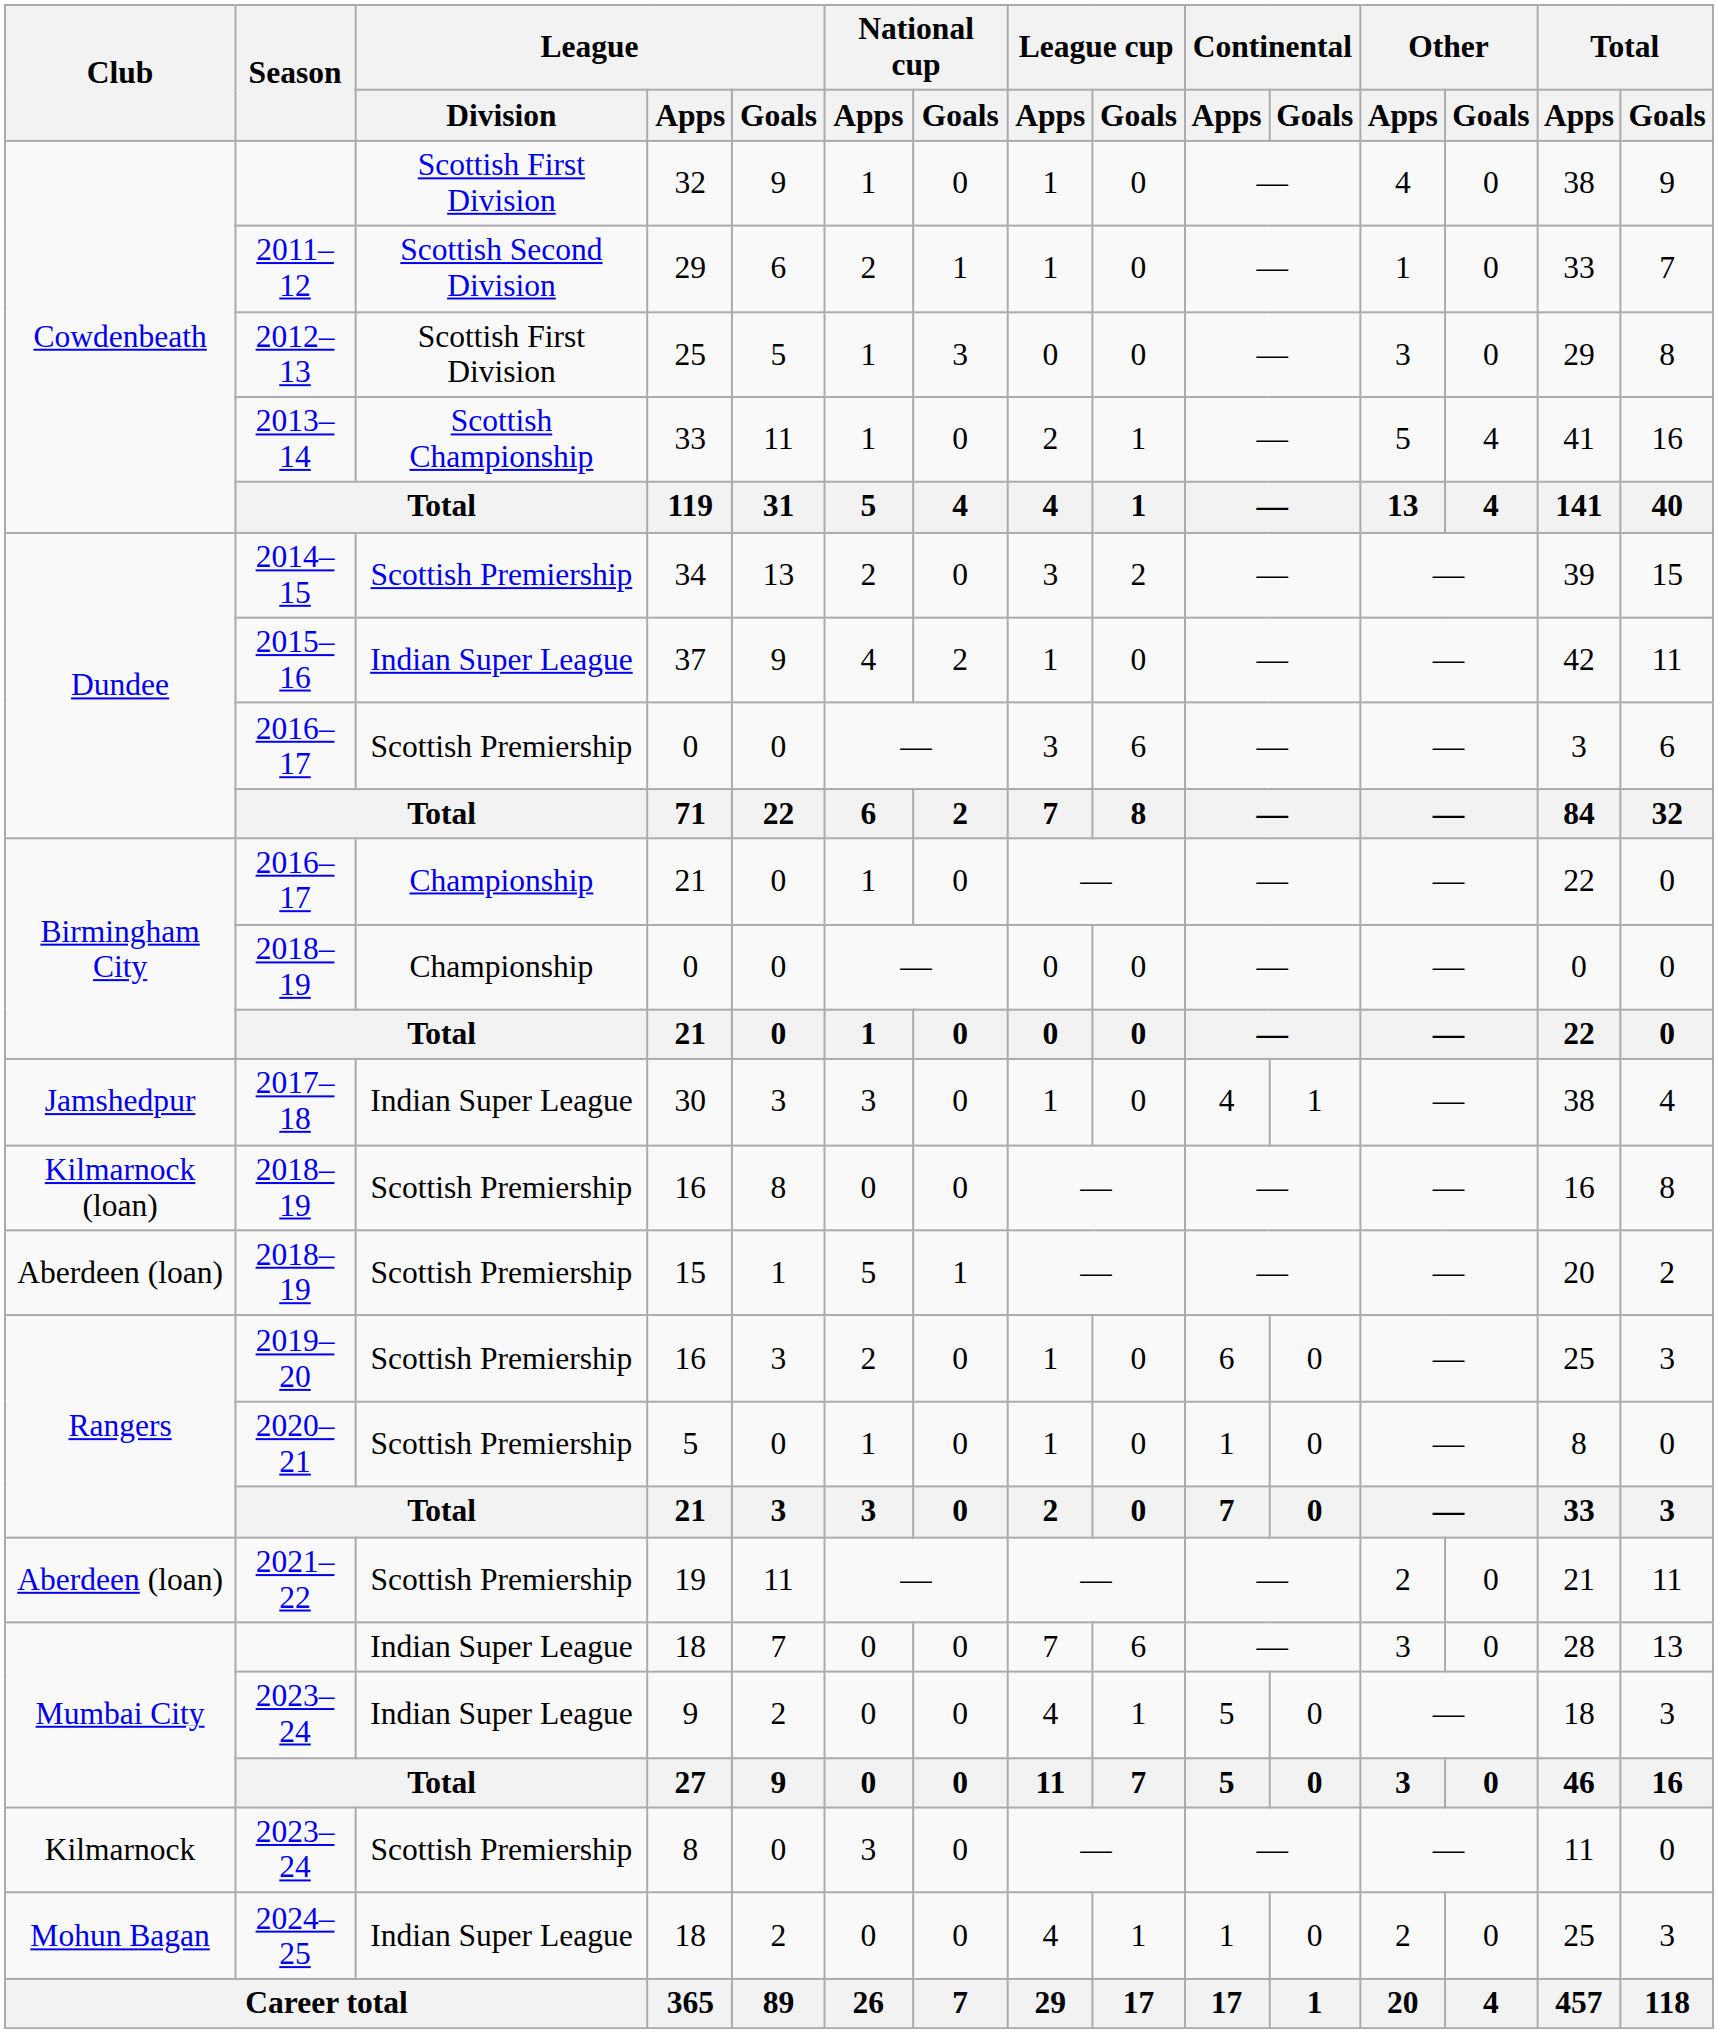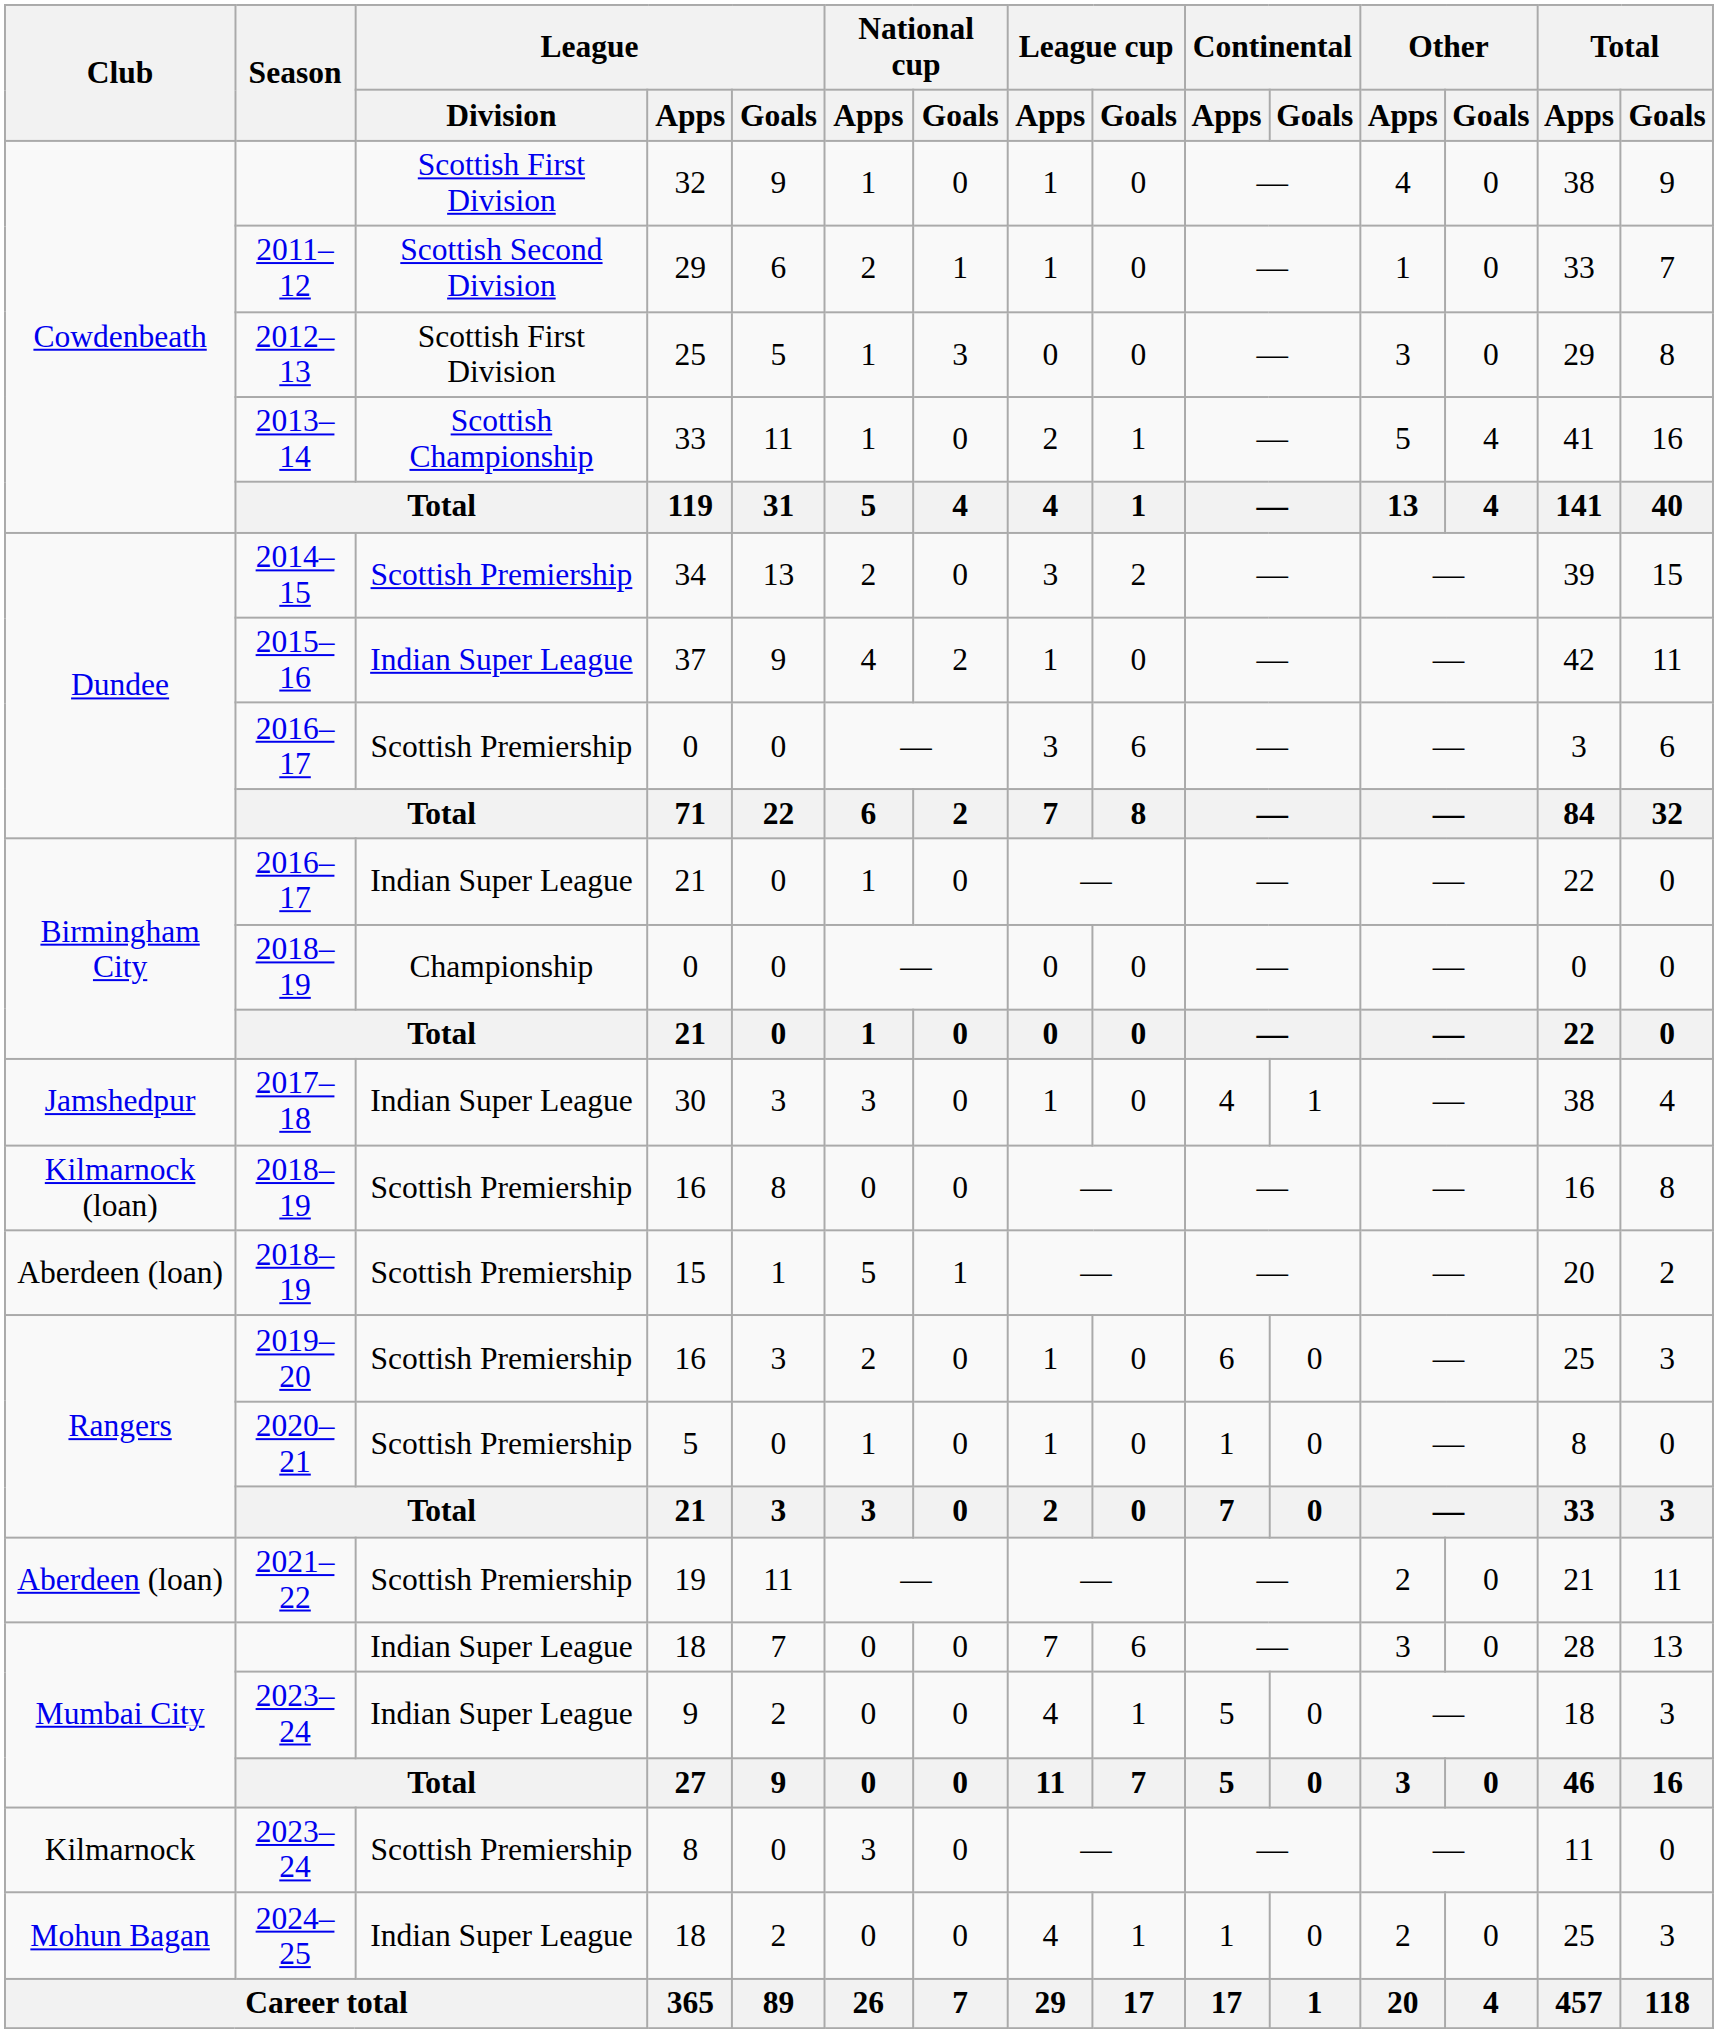(501, 880) Championship -> (501, 880) Indian Super League
